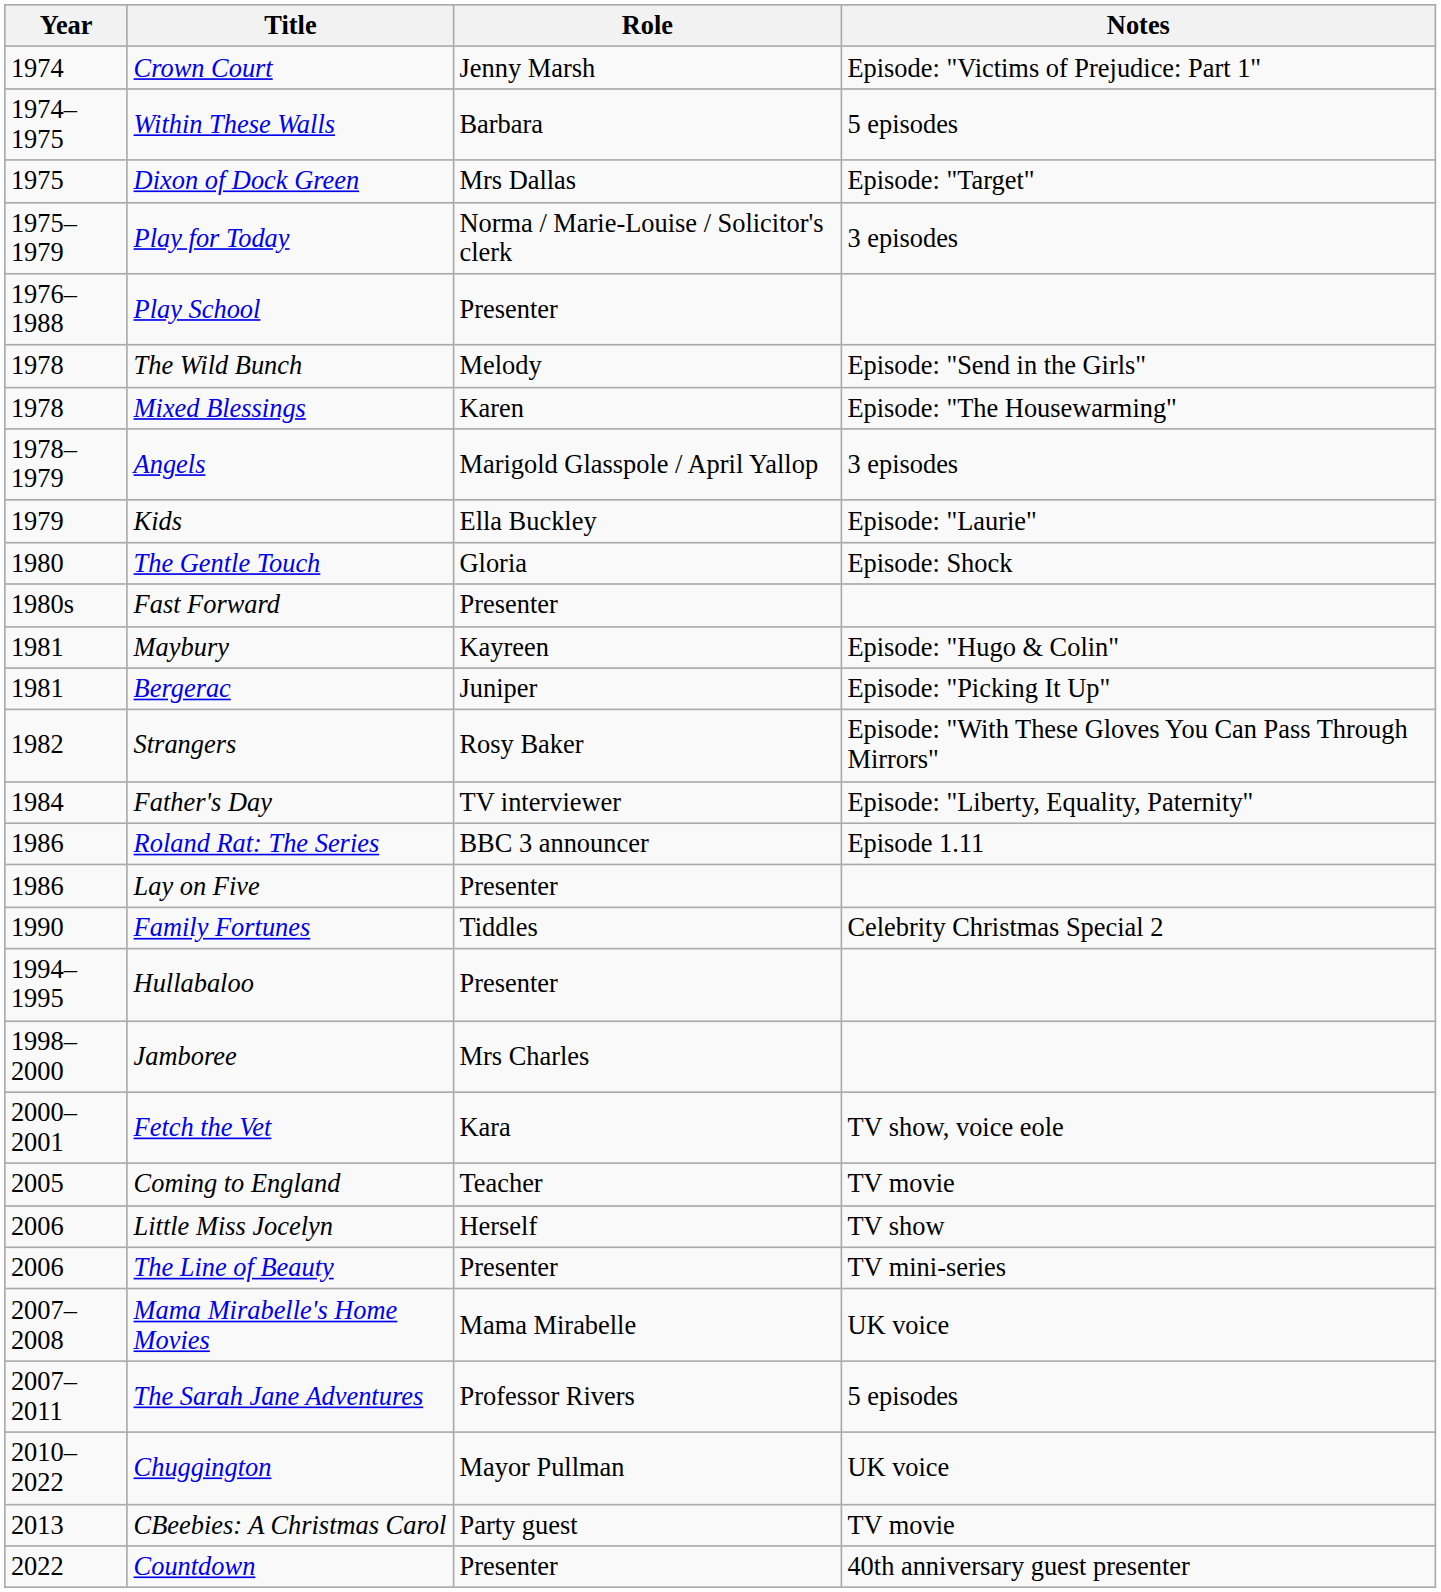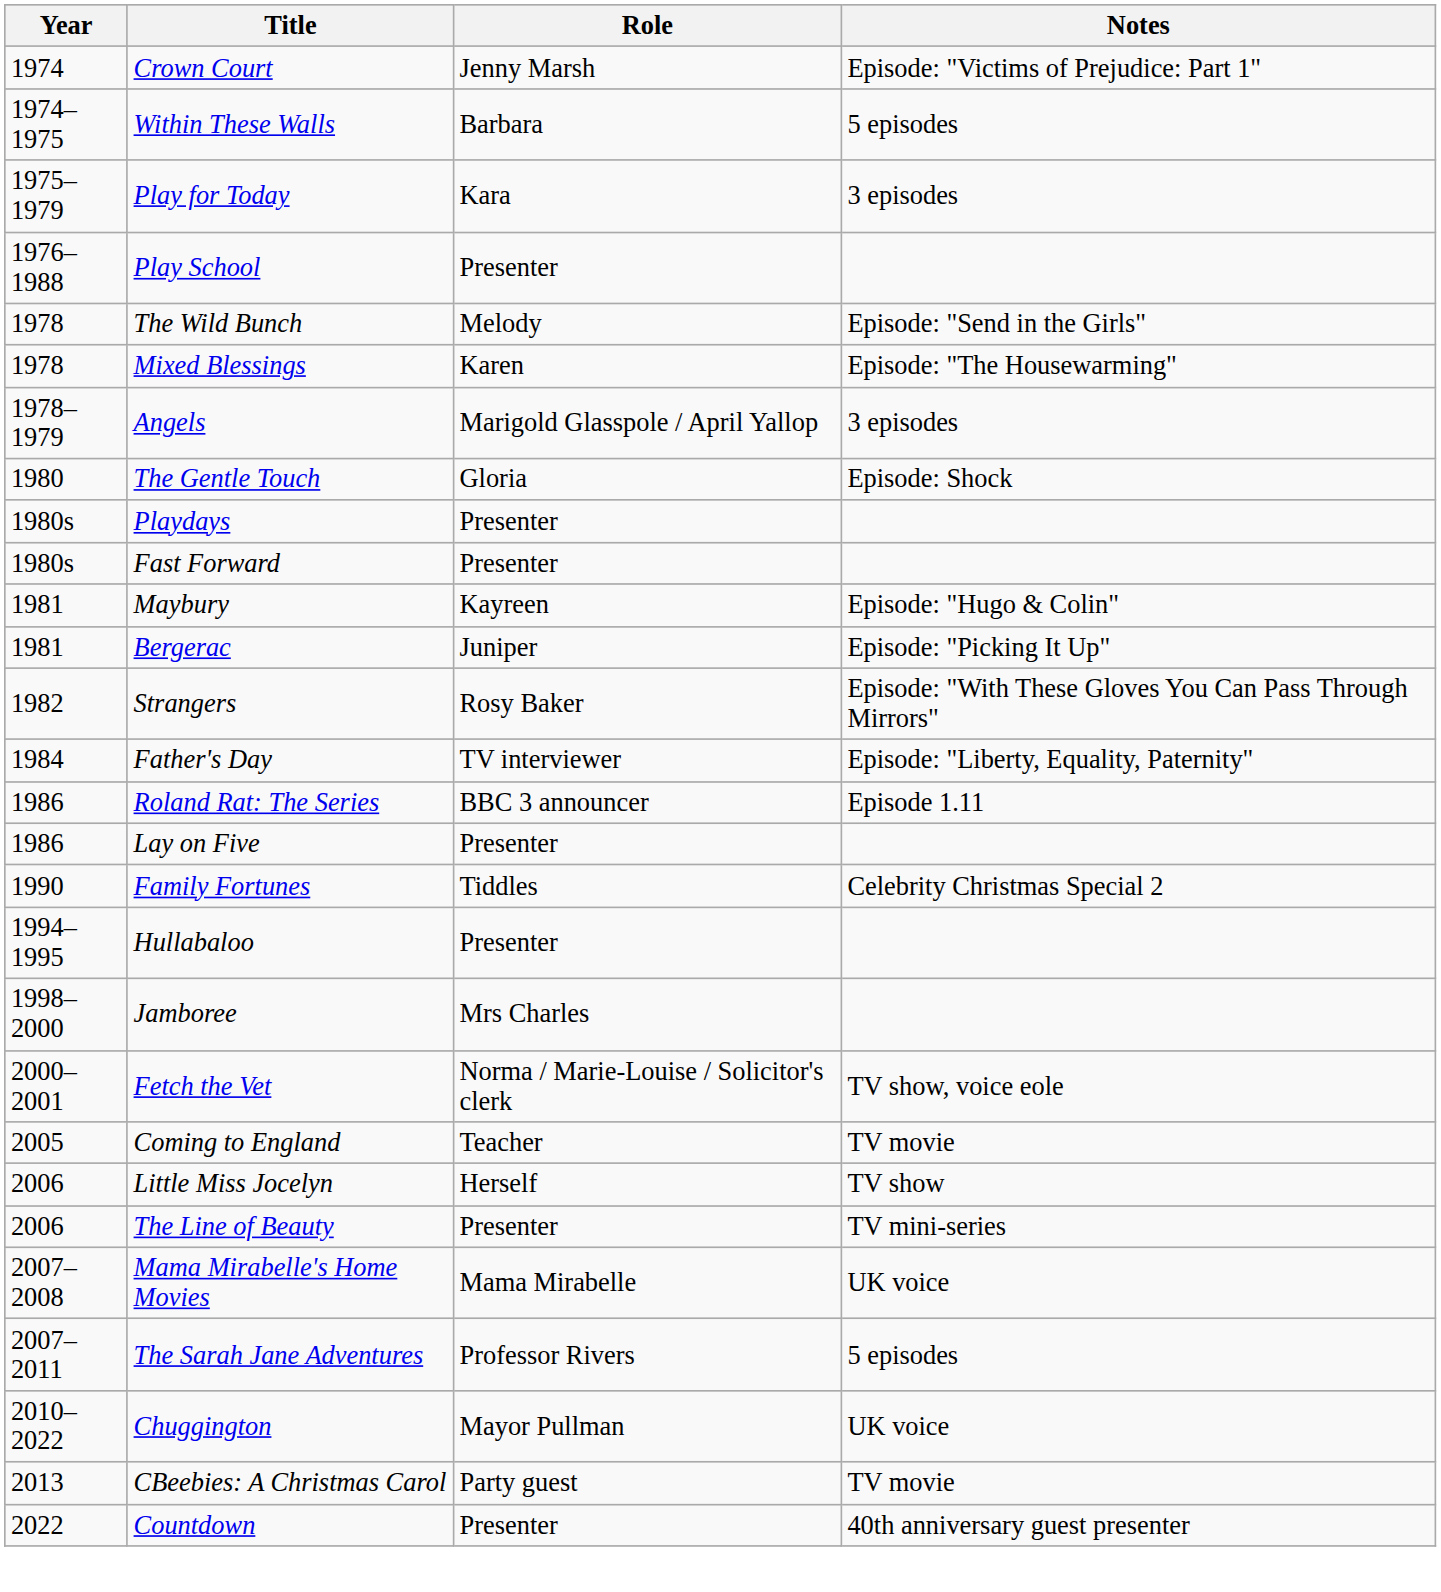- row: (246, 180)
(642, 237) Norma / Marie-Louise / Solicitor's clerk -> (485, 195) Kara
- row: (158, 521)
+ row: (182, 521)
(485, 1127) Kara -> (642, 1085) Norma / Marie-Louise / Solicitor's clerk
